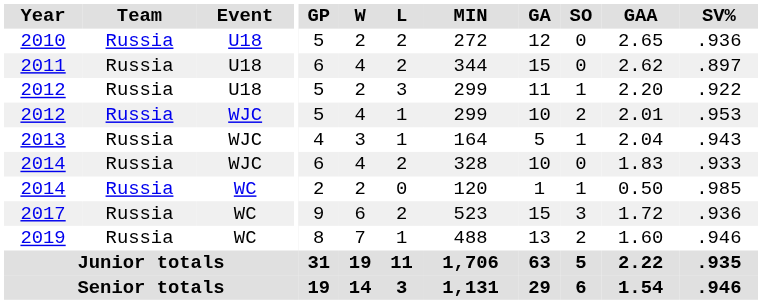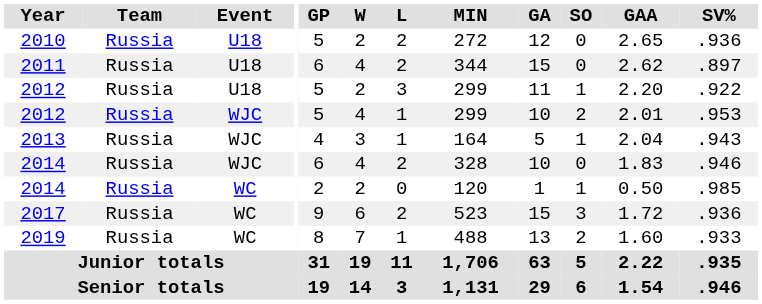(719, 164) .933 -> (719, 164) .946
(719, 238) .946 -> (719, 238) .933
